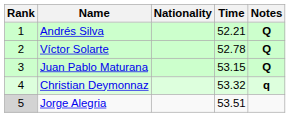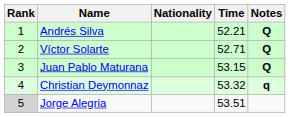(231, 49) 52.78 -> (231, 49) 52.71
